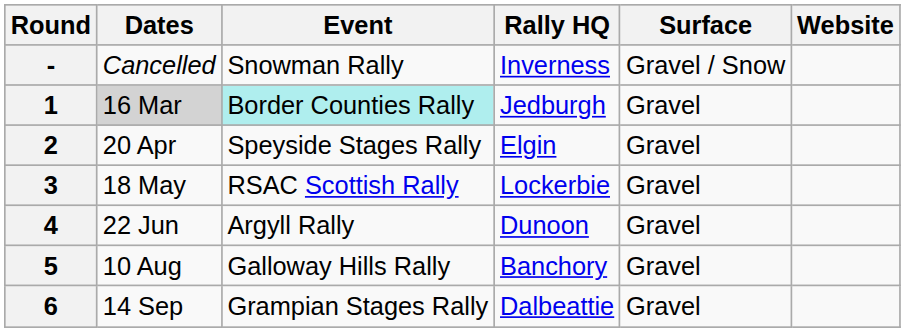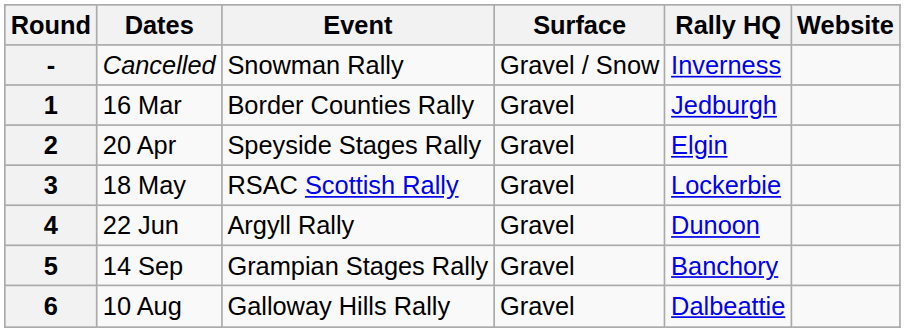columns swapped: (557, 25) <-> (706, 25)
(142, 105) lightgrey background -> (142, 105) no background
(351, 105) paleturquoise background -> (351, 105) no background
(142, 266) 10 Aug -> (143, 266) 14 Sep
(339, 266) Galloway Hills Rally -> (358, 266) Grampian Stages Rally
(143, 306) 14 Sep -> (142, 306) 10 Aug
(358, 306) Grampian Stages Rally -> (339, 306) Galloway Hills Rally
